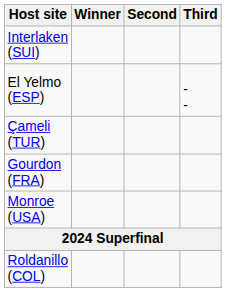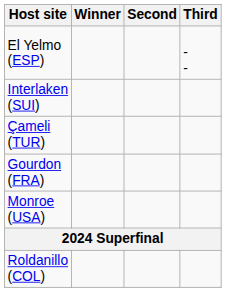rows swapped: (38, 44) <-> (34, 90)
